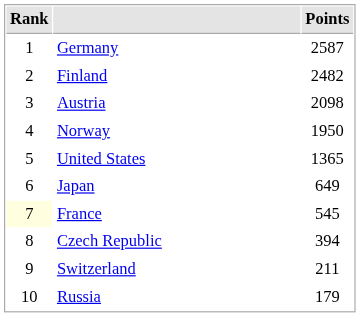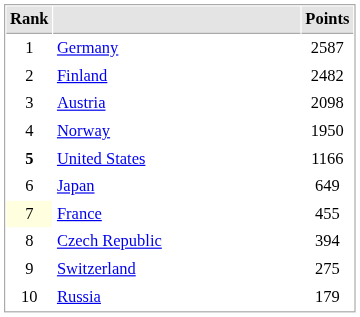(29, 158) normal -> (29, 158) bold
(327, 158) 1365 -> (327, 158) 1166
(327, 213) 545 -> (327, 213) 455
(327, 269) 211 -> (327, 269) 275
